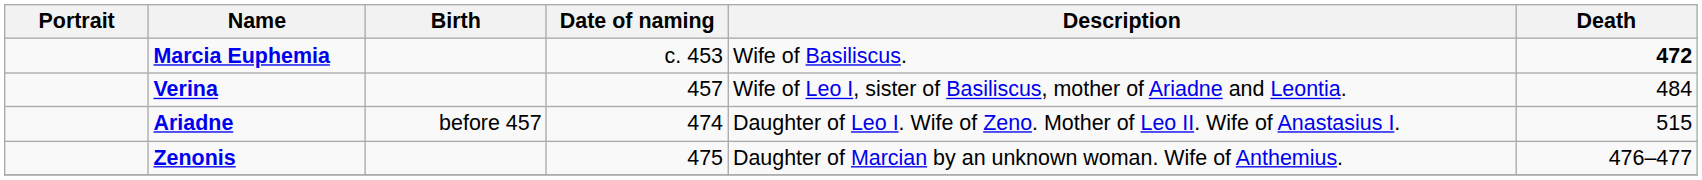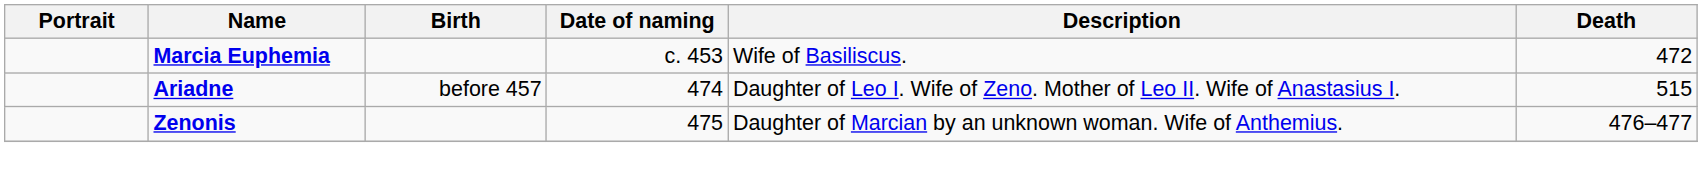(1674, 55) bold -> (1674, 55) normal
- row: (186, 89)
